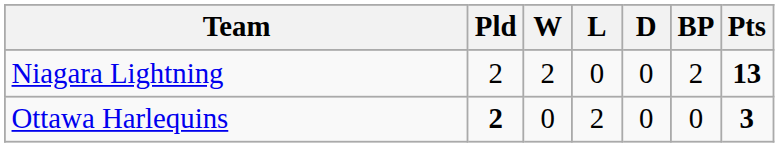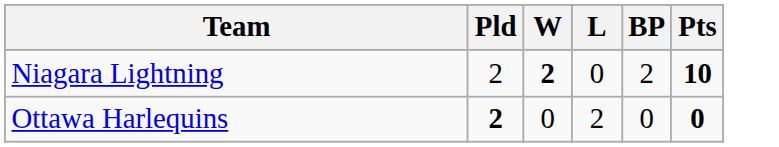- column: (646, 27)
(548, 73) normal -> (548, 73) bold
(747, 73) 13 -> (698, 73) 10
(747, 118) 3 -> (698, 118) 0
